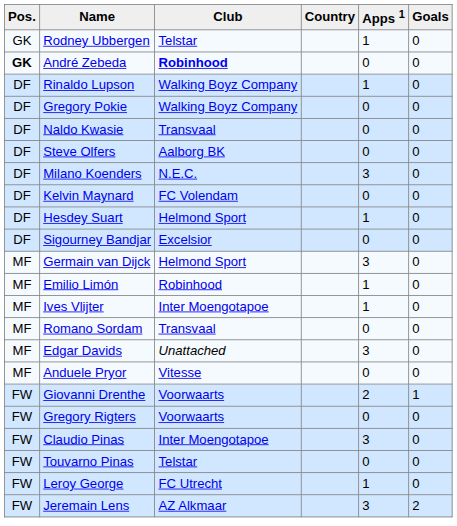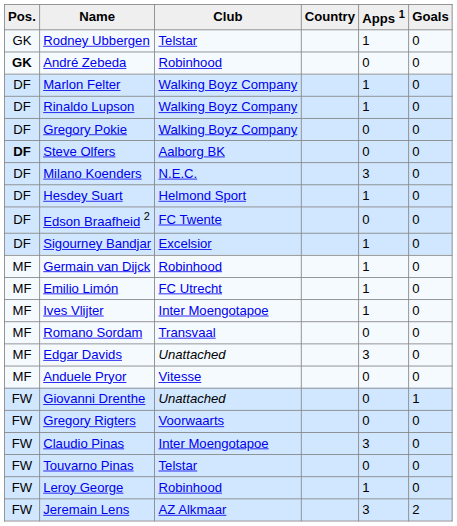(193, 63) bold -> (190, 63) normal
+ row: (82, 85)
- row: (83, 129)
(22, 151) normal -> (22, 151) bold
- row: (88, 196)
+ row: (97, 220)
(366, 240) 0 -> (366, 244) 1
(202, 262) Helmond Sport -> (190, 266) Robinhood
(366, 262) 3 -> (366, 266) 1
(190, 284) Robinhood -> (190, 288) FC Utrecht
(191, 395) Voorwaarts -> (192, 399) Unattached
(366, 395) 2 -> (366, 399) 0
(190, 484) FC Utrecht -> (190, 487) Robinhood
